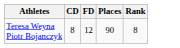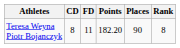+ column: (110, 12)
(89, 31) 12 -> (89, 31) 11
